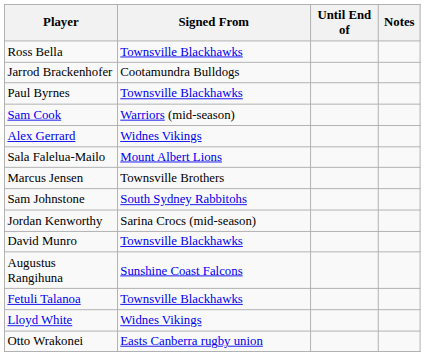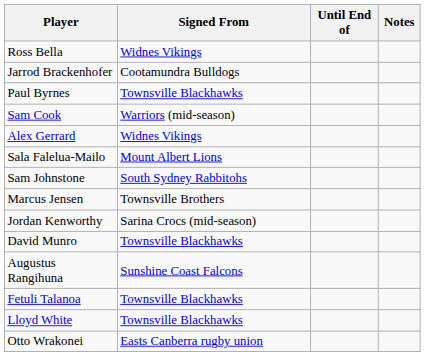(182, 51) Townsville Blackhawks -> (161, 51) Widnes Vikings
rows swapped: (45, 178) <-> (46, 199)
(161, 320) Widnes Vikings -> (182, 320) Townsville Blackhawks
